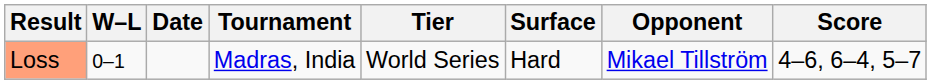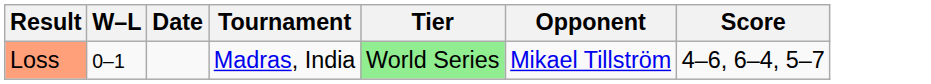- column: (553, 23)
(433, 60) no background -> (433, 60) lightgreen background
